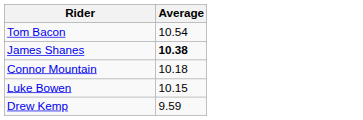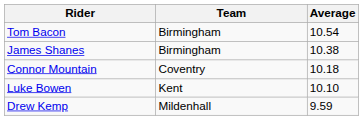+ column: (231, 13)
(173, 50) bold -> (324, 50) normal
(173, 87) 10.15 -> (324, 87) 10.10
